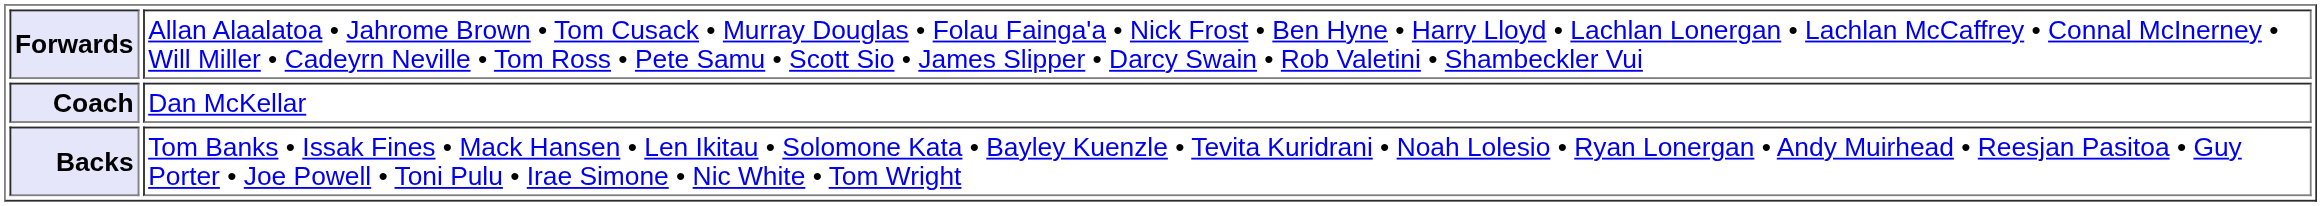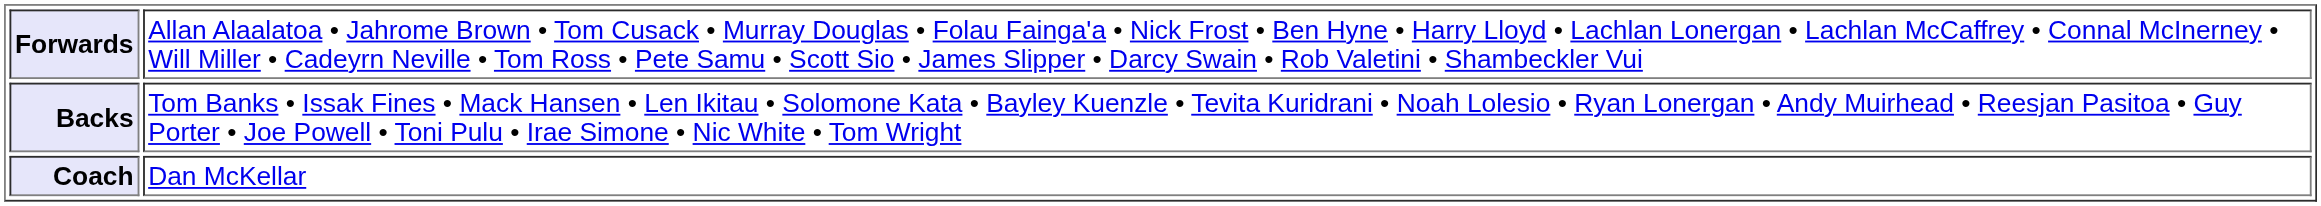rows swapped: (95, 161) <-> (93, 103)
